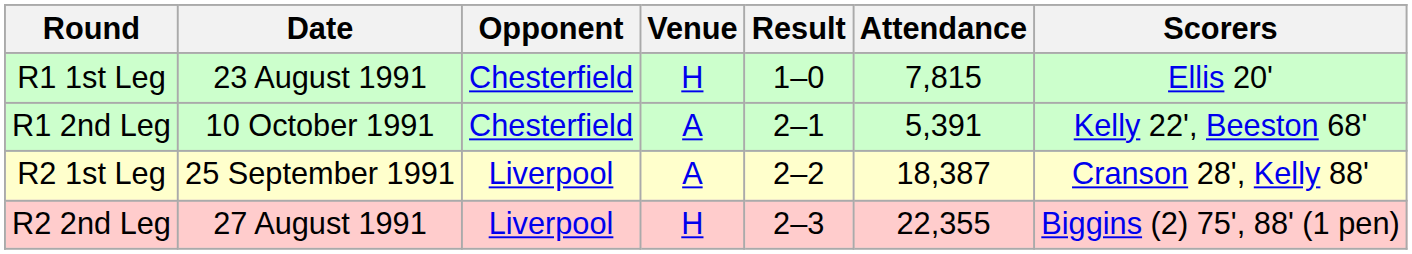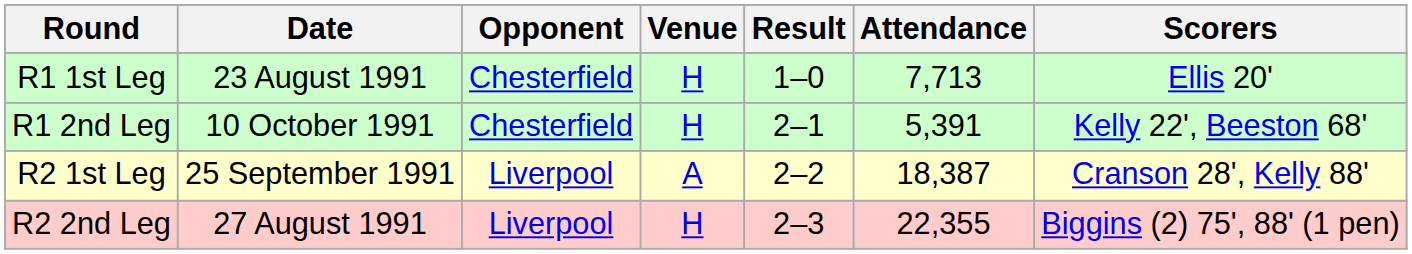(943, 77) 7,815 -> (943, 77) 7,713
(692, 126) A -> (692, 126) H
